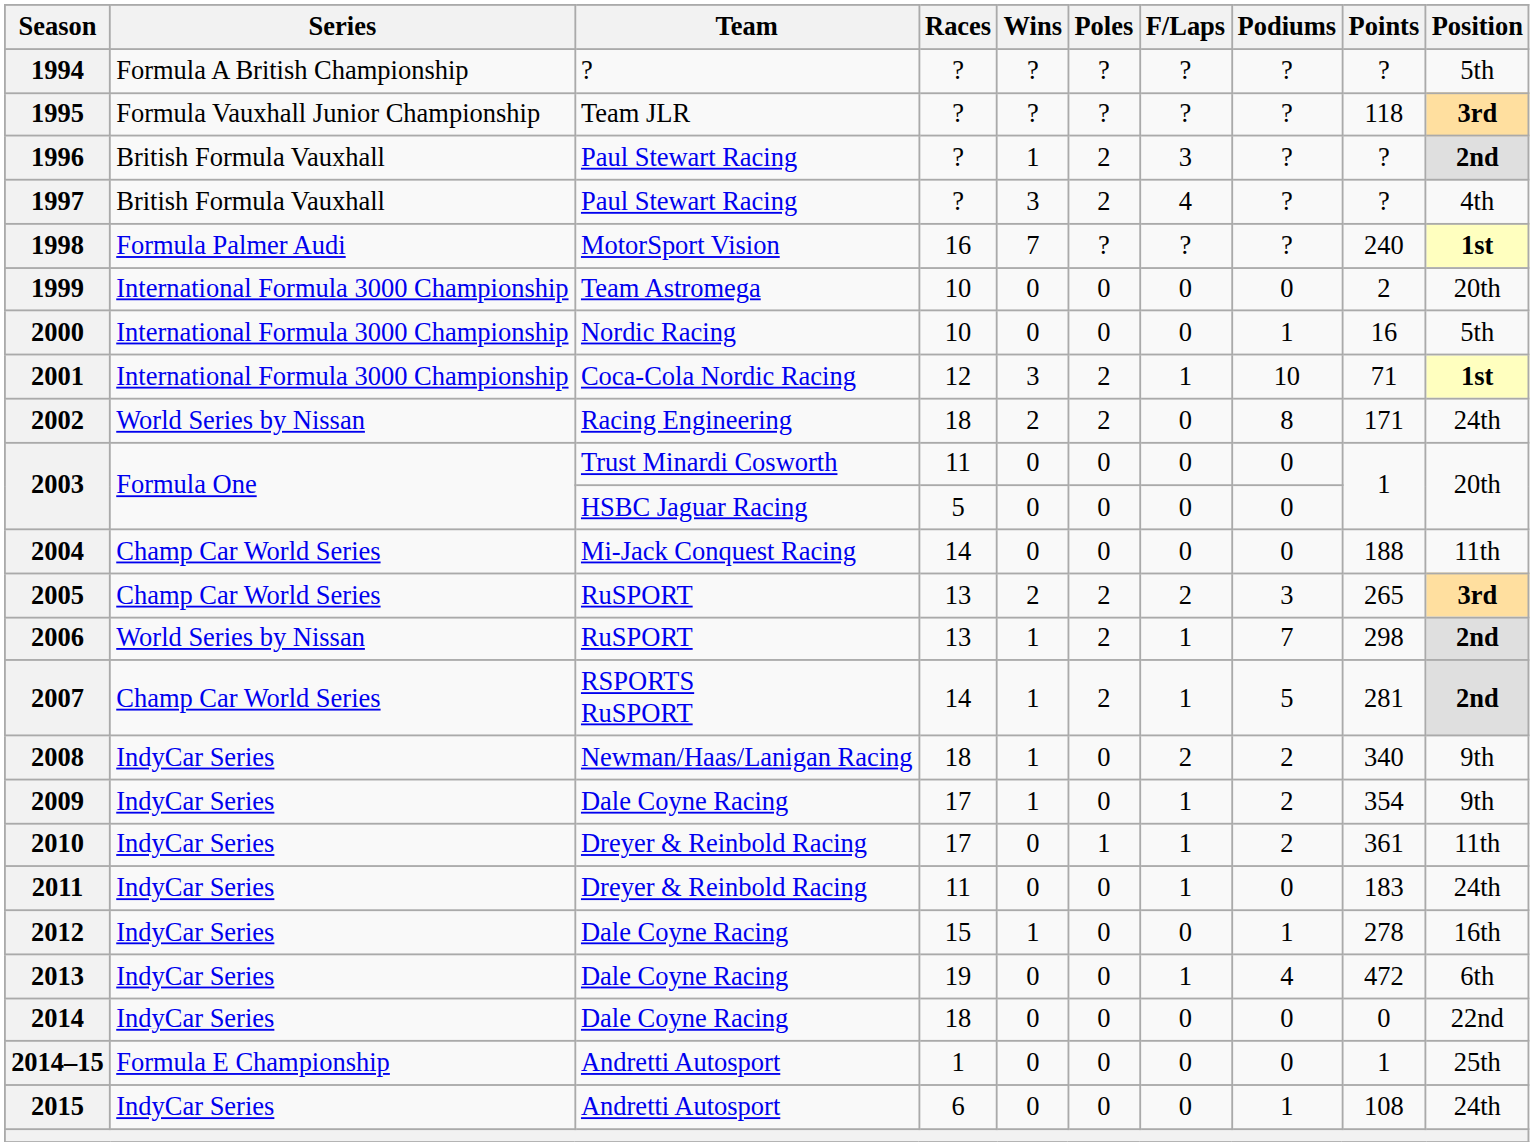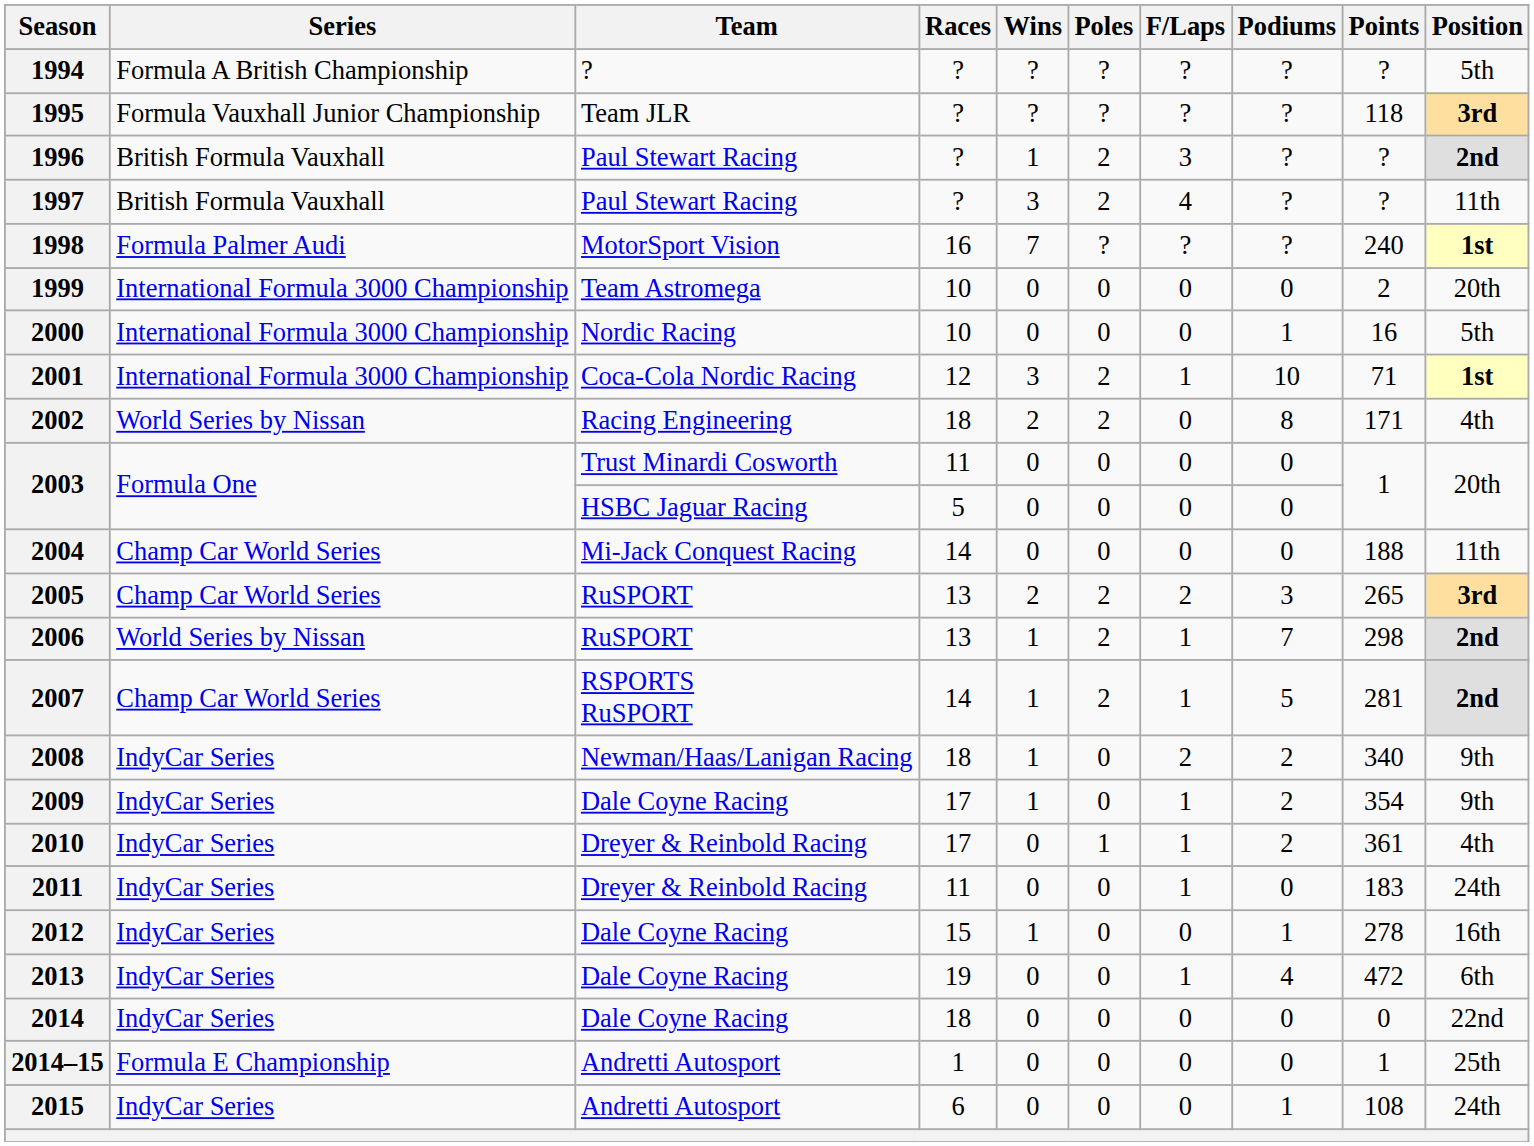(1477, 201) 4th -> (1477, 201) 11th
(1477, 420) 24th -> (1477, 420) 4th
(1477, 844) 11th -> (1477, 844) 4th
